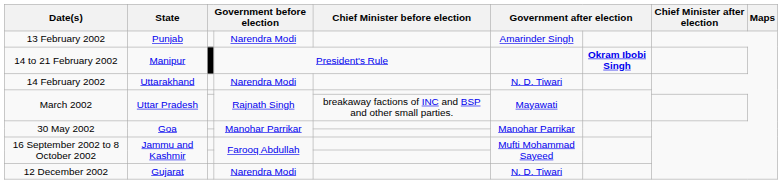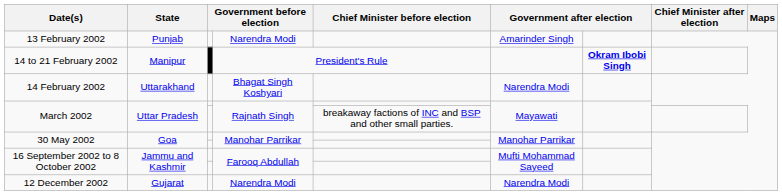(263, 81) Narendra Modi -> (263, 87) Bhagat Singh Koshyari
(537, 81) N. D. Tiwari -> (537, 87) Narendra Modi
(537, 171) N. D. Tiwari -> (537, 182) Narendra Modi
